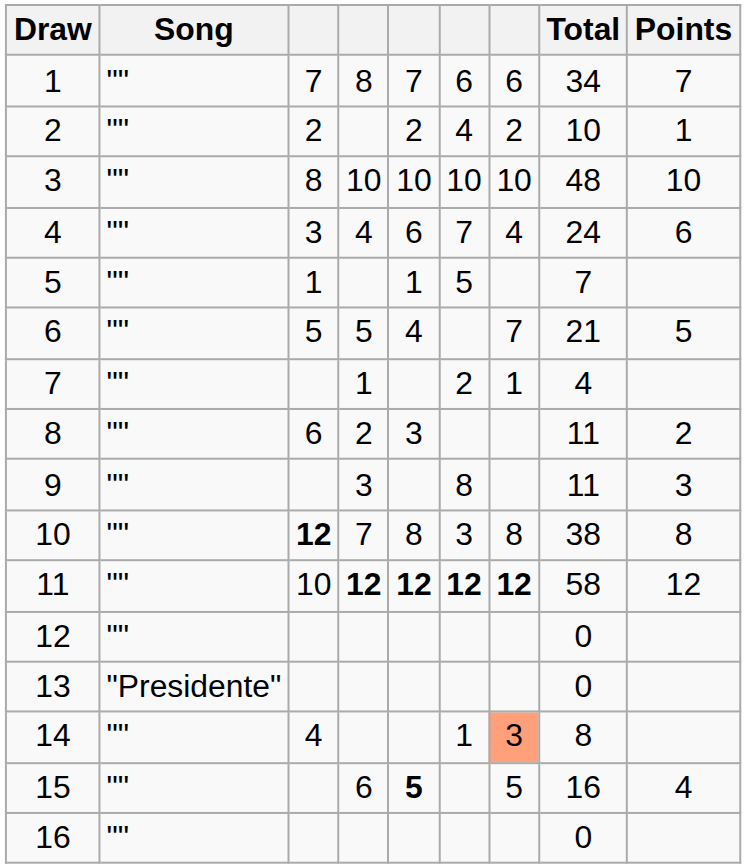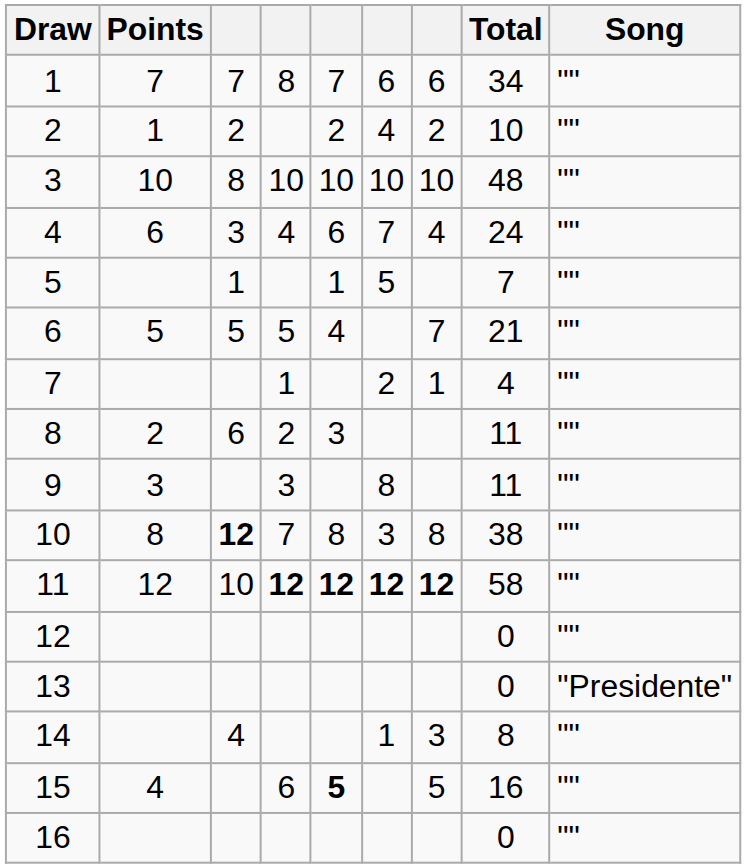columns swapped: (194, 29) <-> (684, 29)
(514, 736) lightsalmon background -> (437, 736) no background
